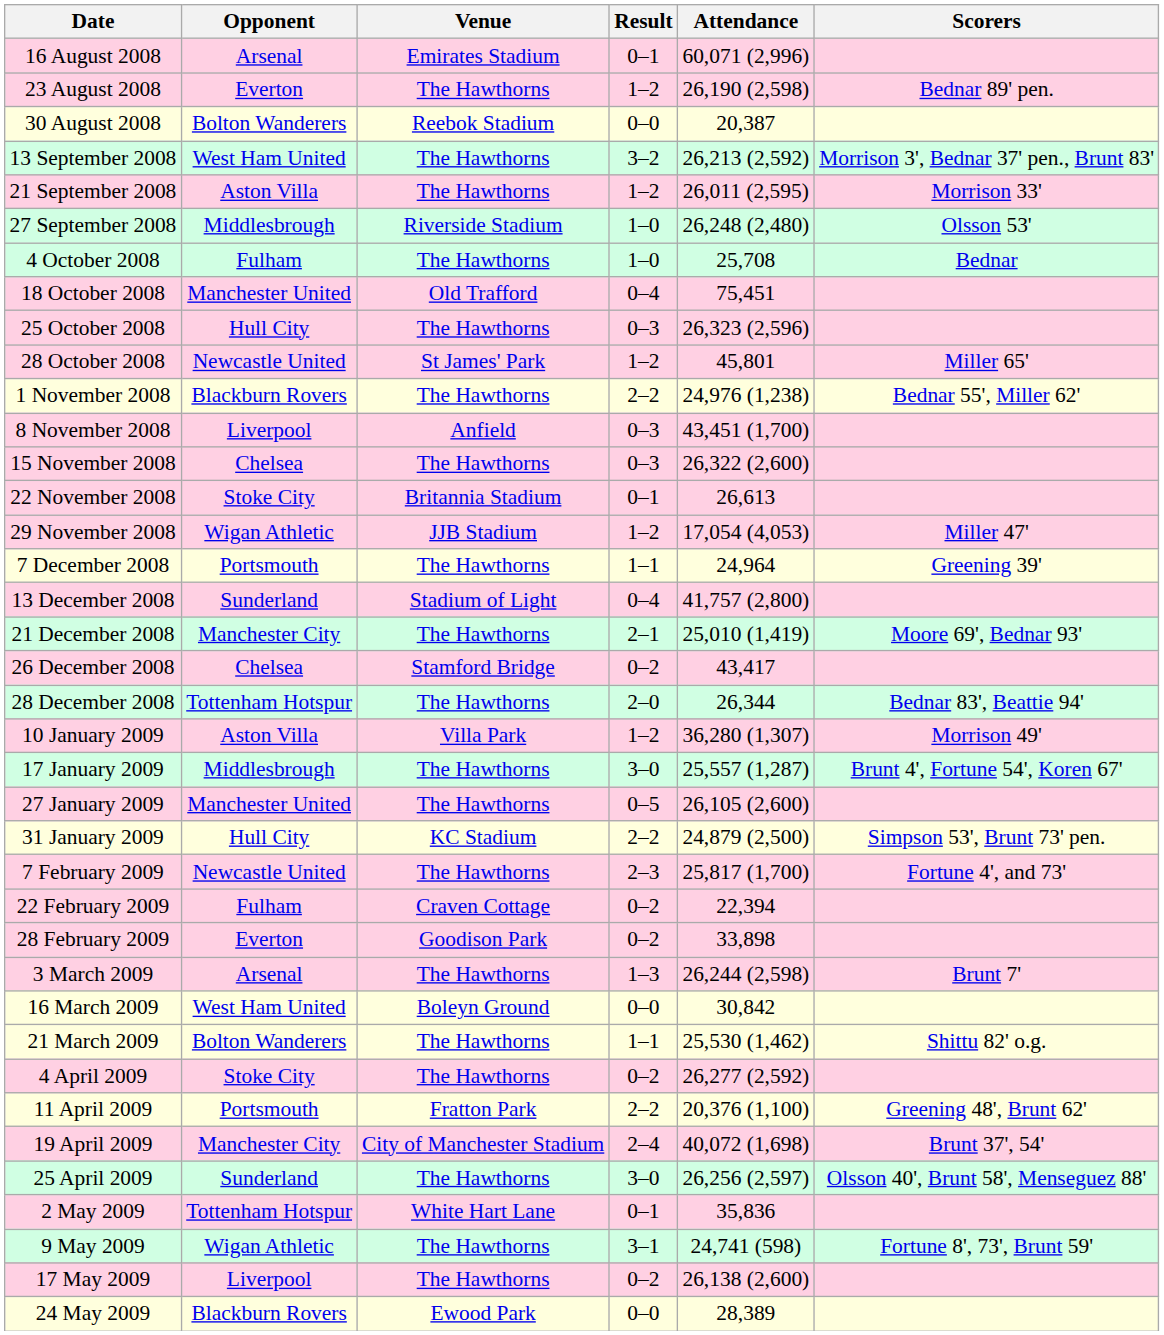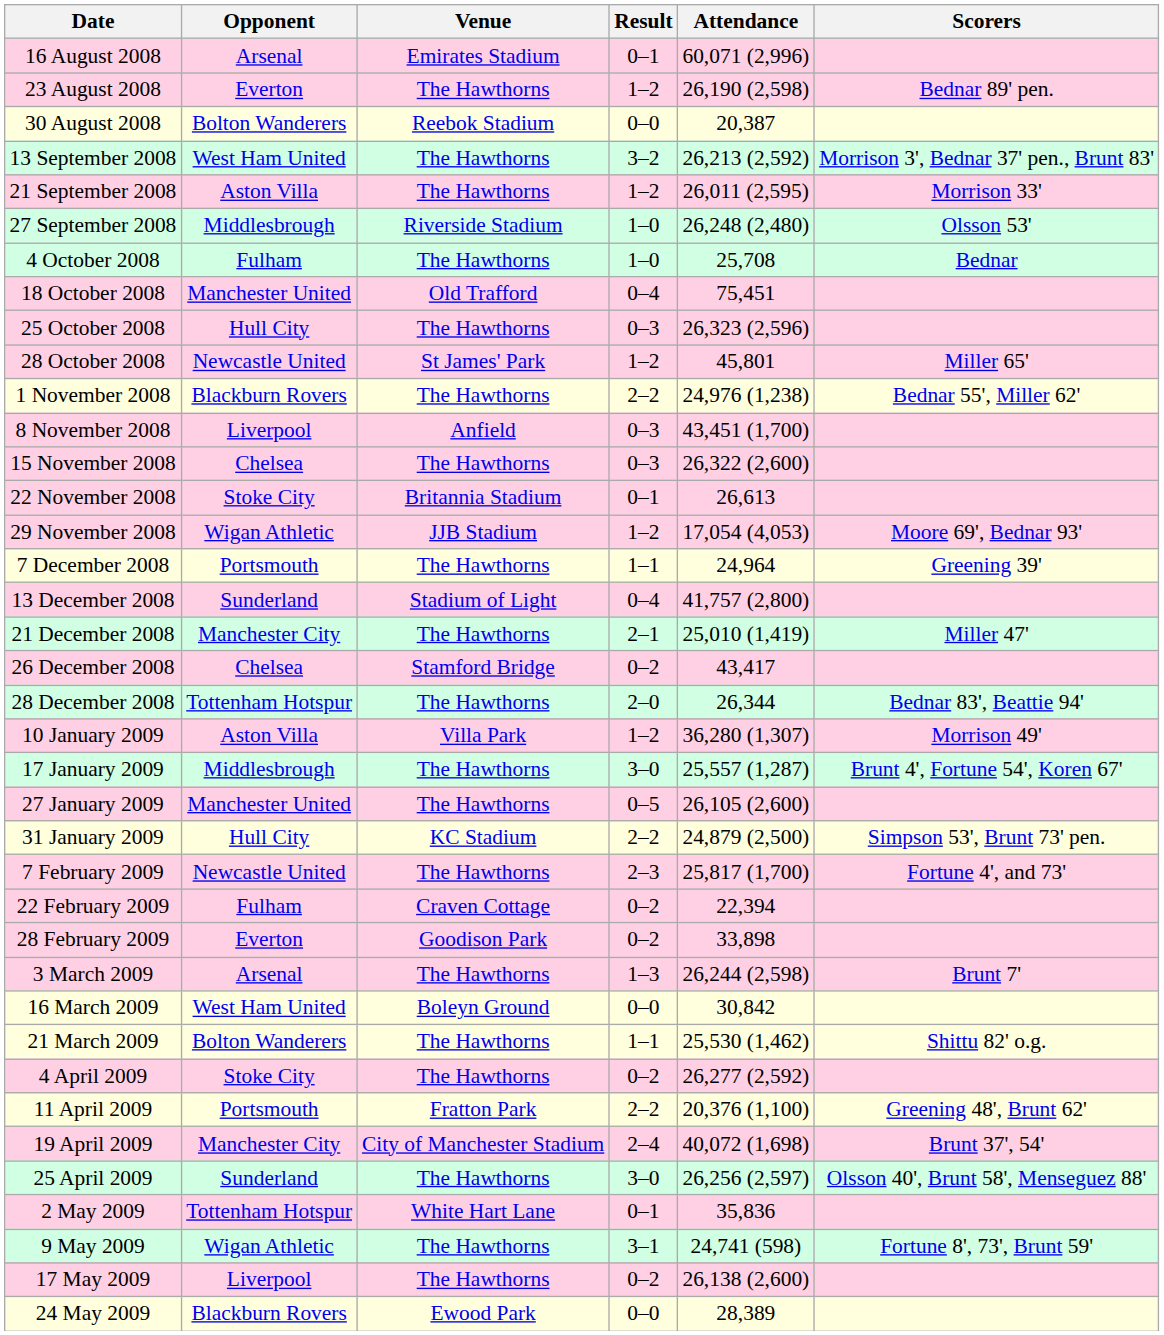(987, 531) Miller 47' -> (987, 531) Moore 69', Bednar 93'
(987, 633) Moore 69', Bednar 93' -> (987, 633) Miller 47'
